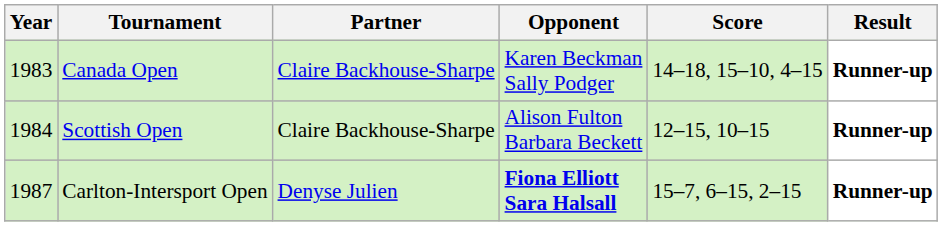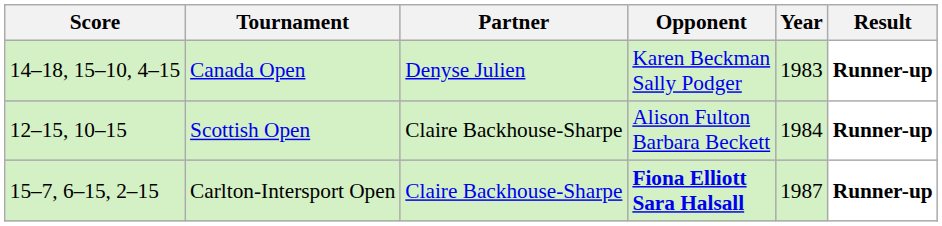columns swapped: (31, 22) <-> (738, 22)
(386, 70) Claire Backhouse-Sharpe -> (465, 70) Denyse Julien
(338, 190) Denyse Julien -> (514, 190) Claire Backhouse-Sharpe
